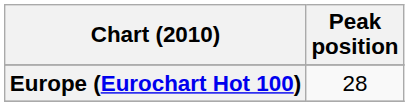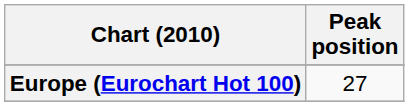(355, 82) 28 -> (355, 82) 27
